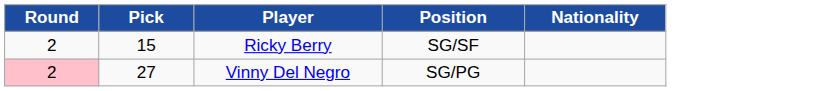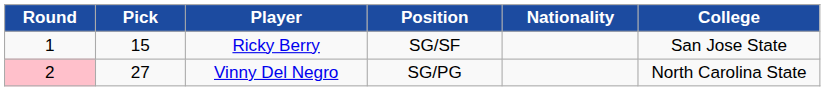+ column: (729, 18)
(52, 45) 2 -> (50, 45) 1
